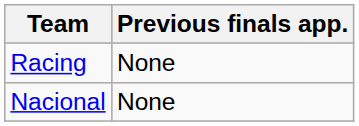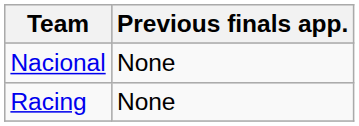rows swapped: (58, 101) <-> (49, 62)
